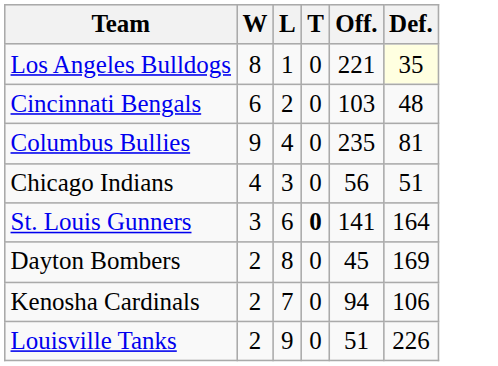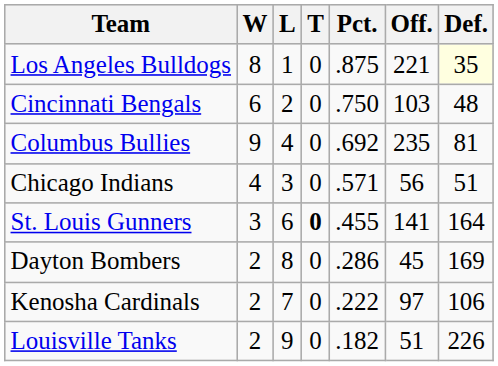+ column: (357, 24)
(356, 301) 94 -> (412, 301) 97
